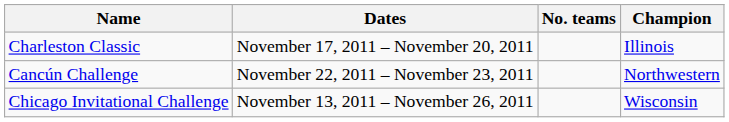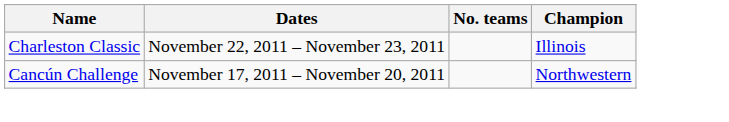(385, 46) November 17, 2011 – November 20, 2011 -> (297, 46) November 22, 2011 – November 23, 2011
(385, 74) November 22, 2011 – November 23, 2011 -> (297, 74) November 17, 2011 – November 20, 2011
- row: (119, 102)
